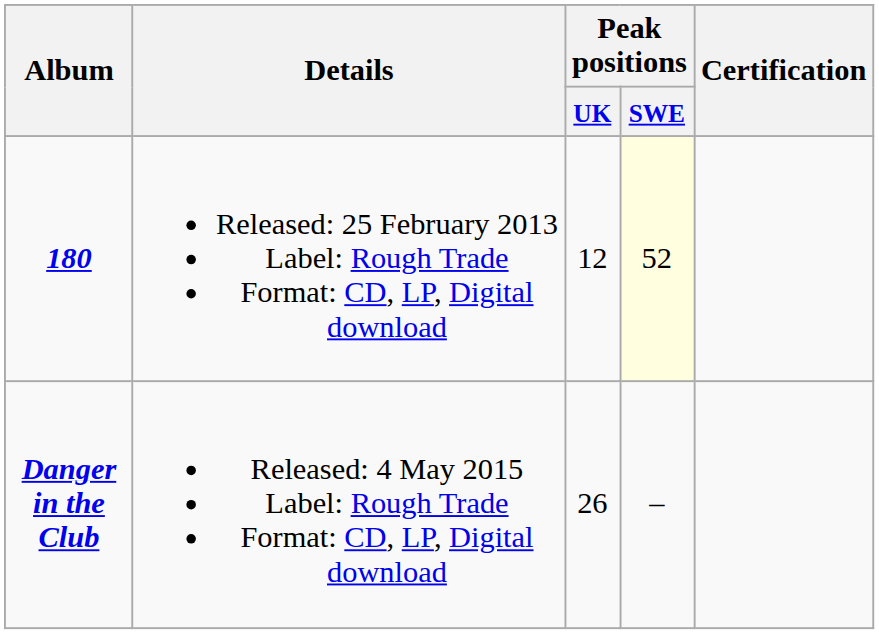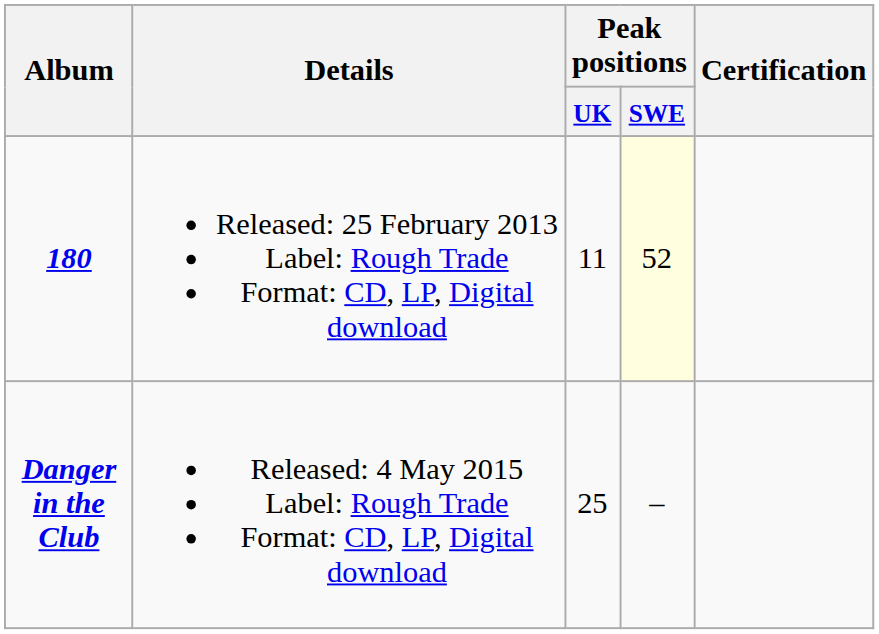(592, 258) 12 -> (592, 258) 11
(592, 503) 26 -> (592, 503) 25
